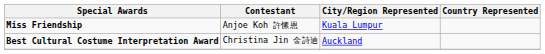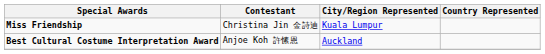(260, 26) Anjoe Koh 許愫恩 -> (270, 26) Christina Jin 金詩迪
(270, 41) Christina Jin 金詩迪 -> (260, 41) Anjoe Koh 許愫恩
